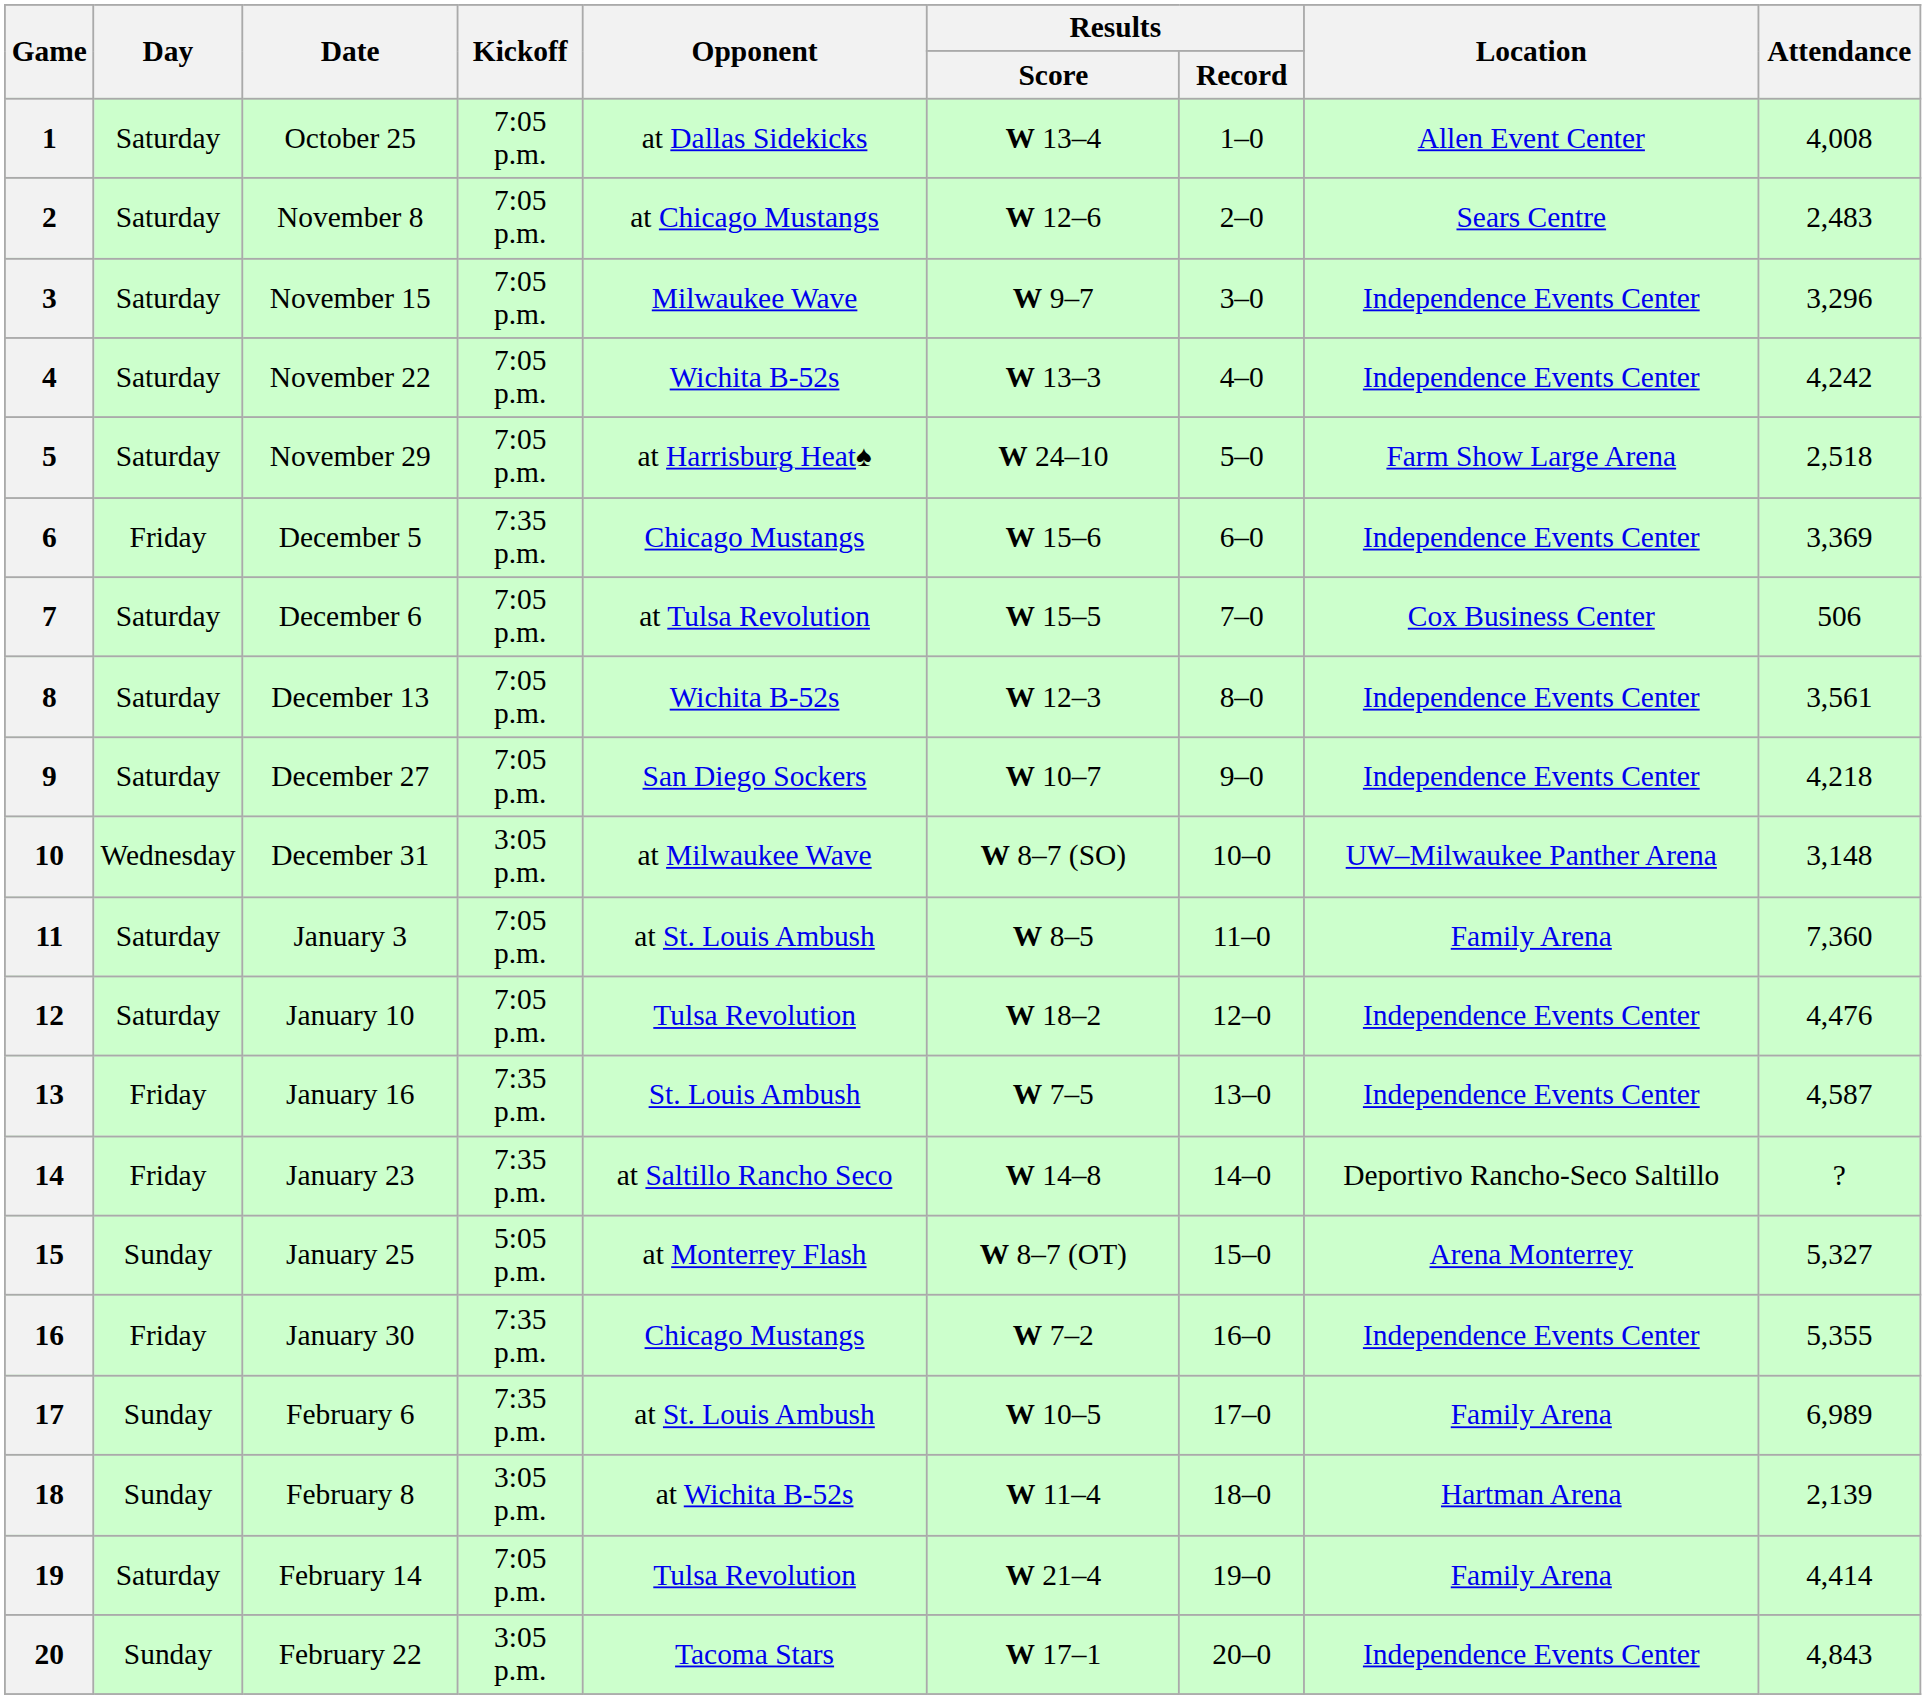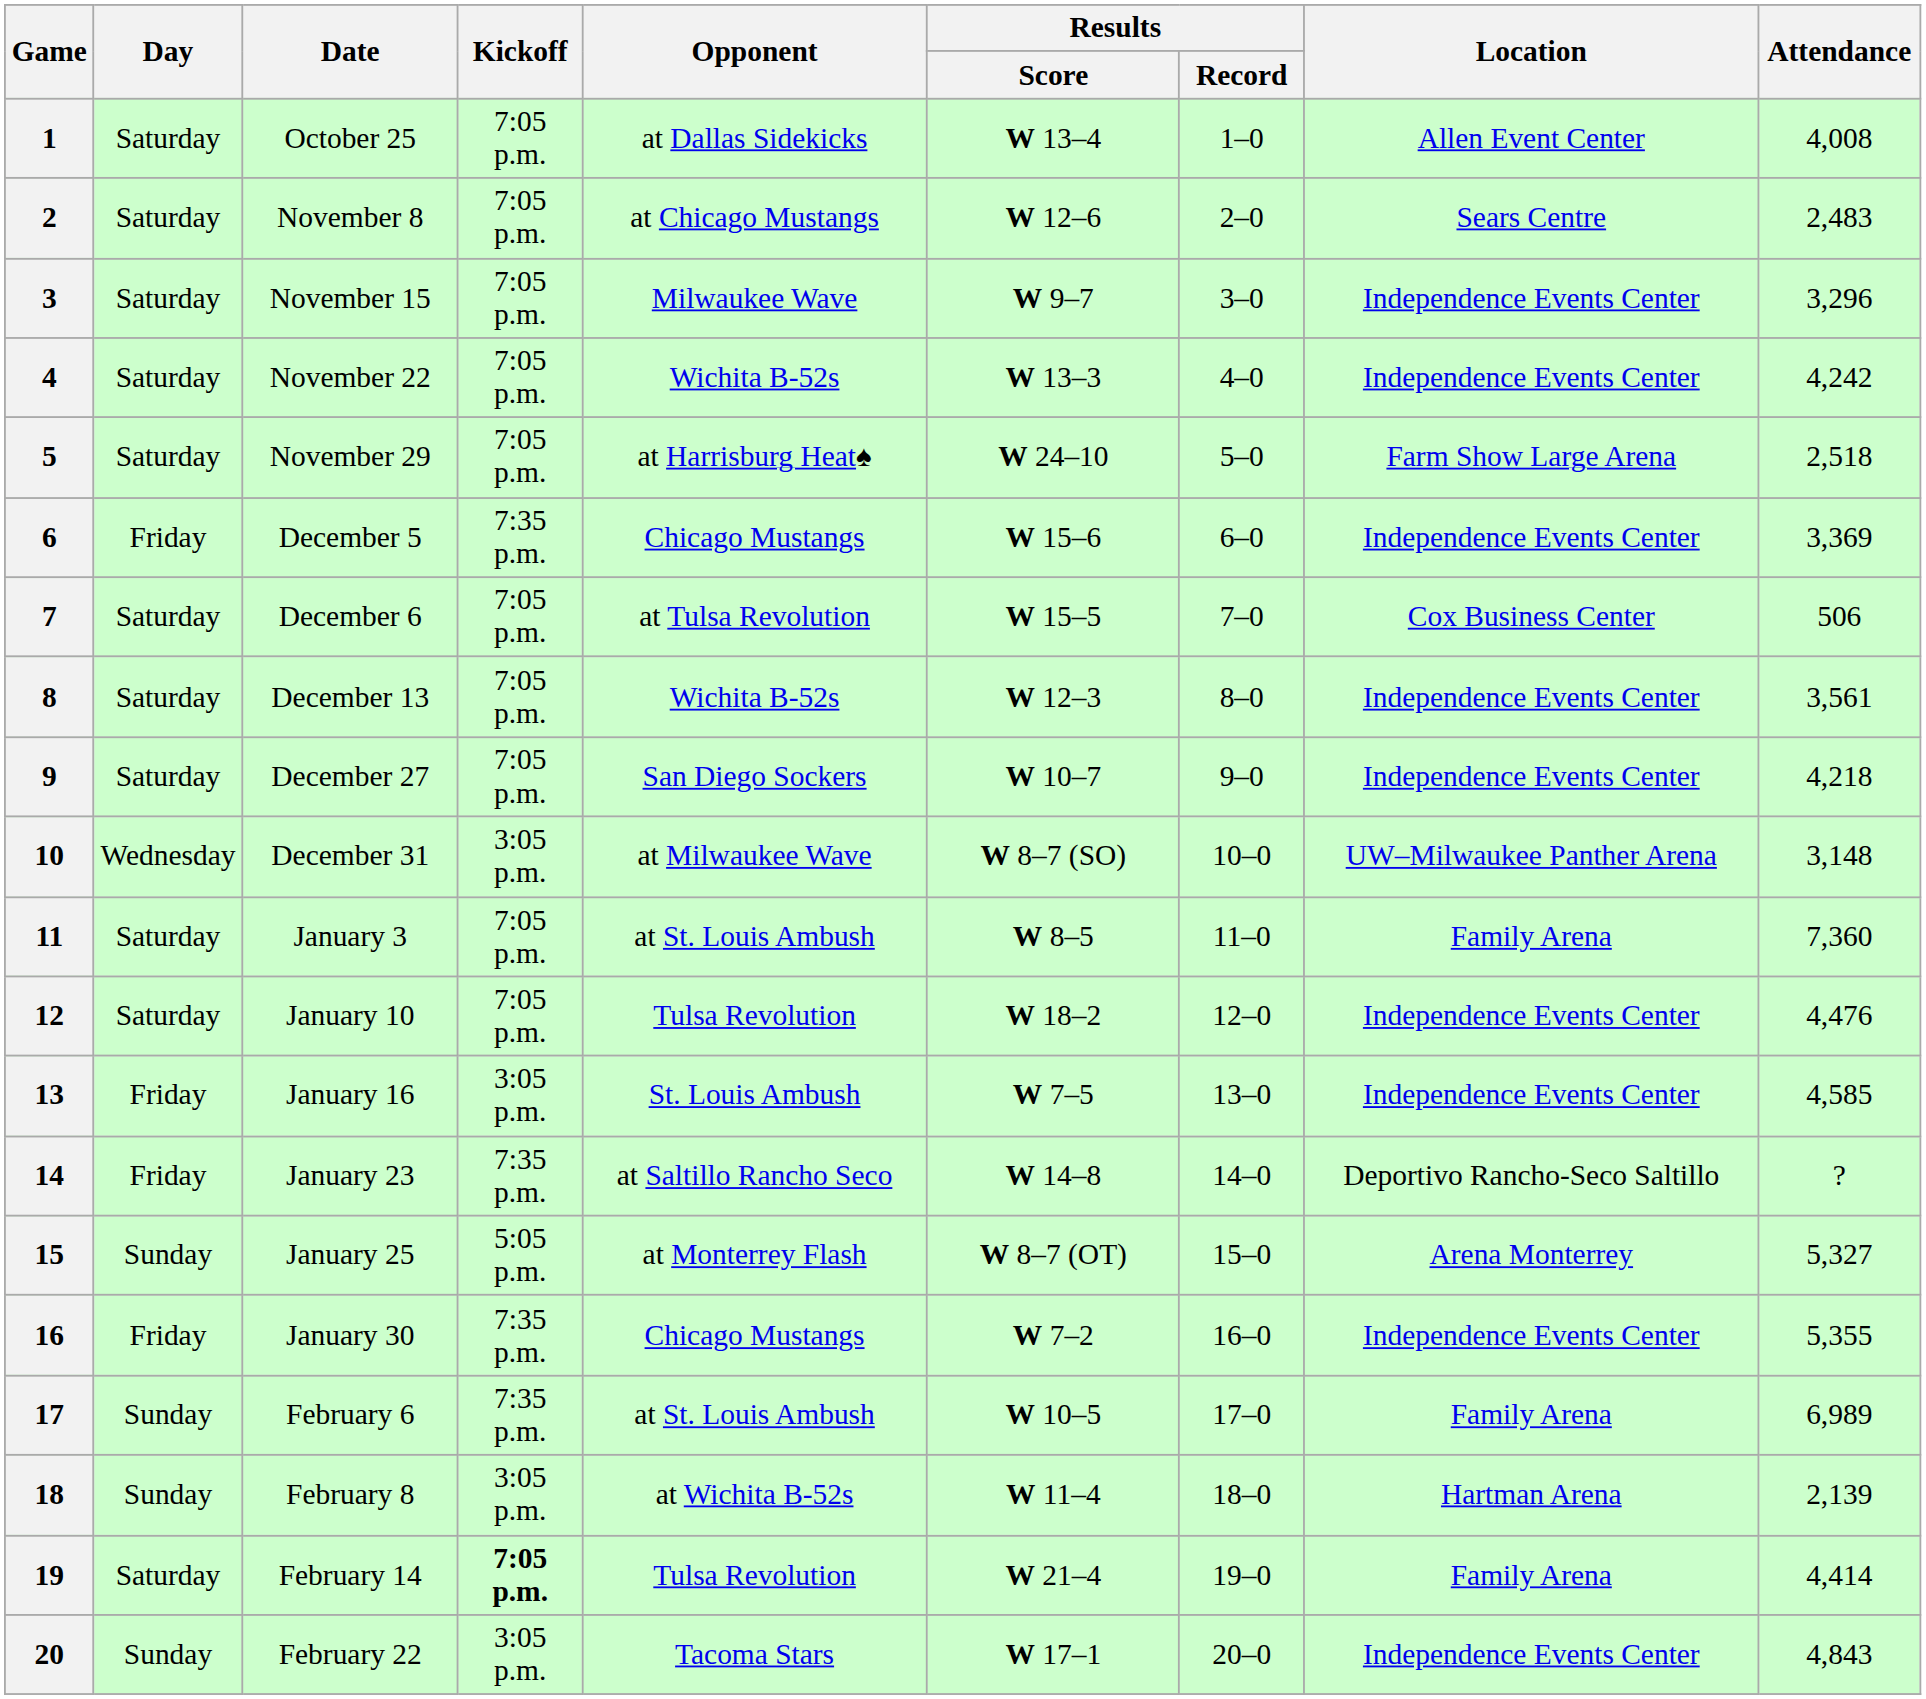(520, 1095) 7:35 p.m. -> (520, 1095) 3:05 p.m.
(1839, 1095) 4,587 -> (1839, 1095) 4,585
(520, 1574) normal -> (520, 1574) bold
